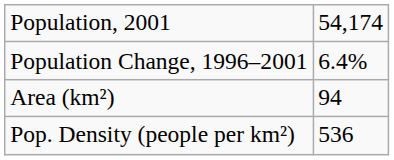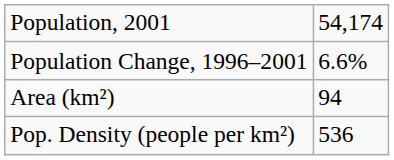(343, 60) 6.4% -> (343, 60) 6.6%
